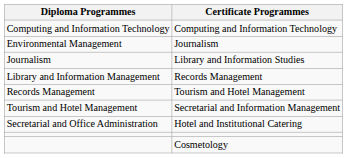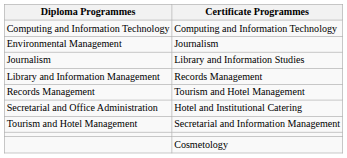rows swapped: (257, 108) <-> (238, 124)
